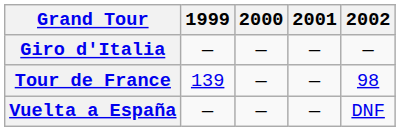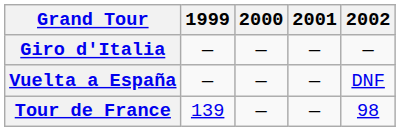rows swapped: (93, 80) <-> (93, 111)
